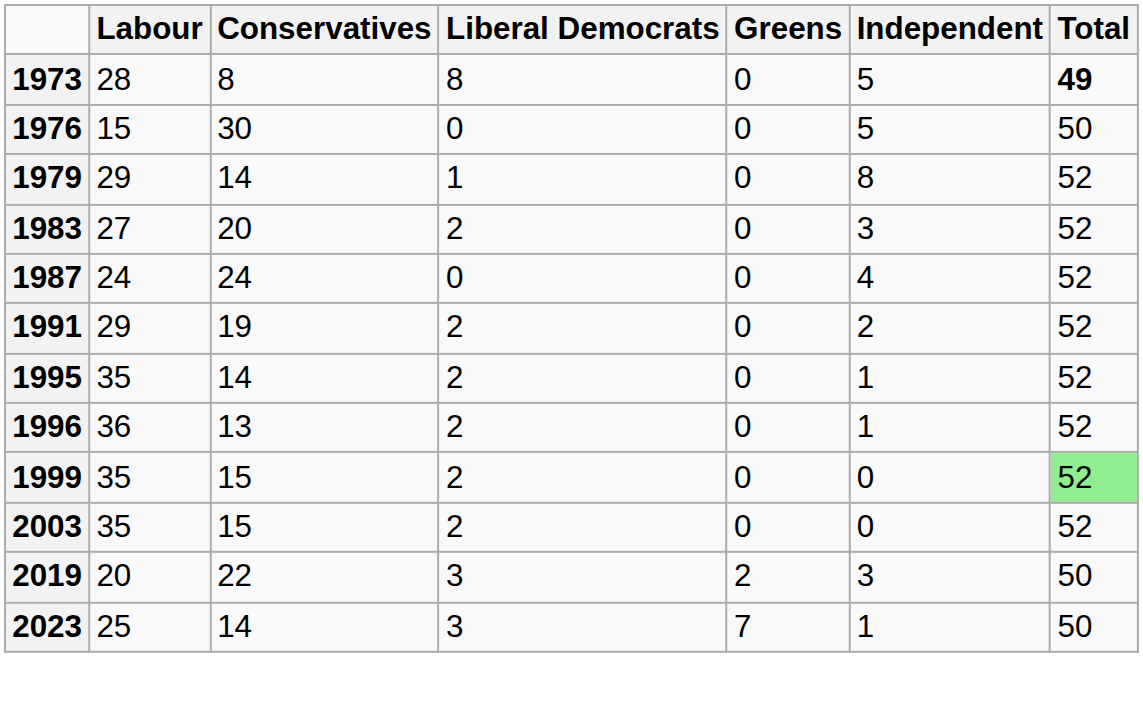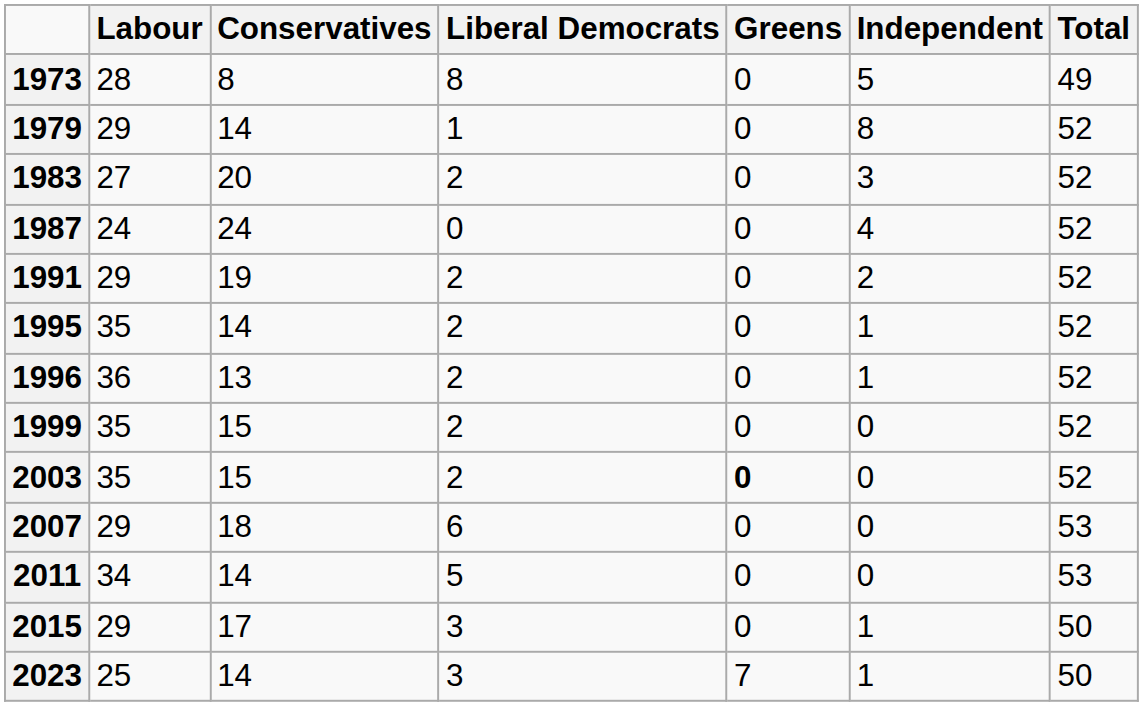(1075, 79) bold -> (1075, 79) normal
- row: (47, 128)
(1075, 476) lightgreen background -> (1075, 427) no background
(743, 526) normal -> (743, 476) bold
+ row: (47, 526)
+ row: (47, 576)
+ row: (47, 626)
- row: (47, 576)
